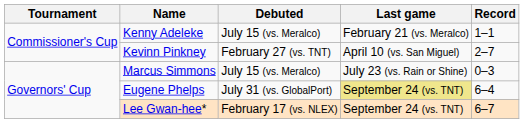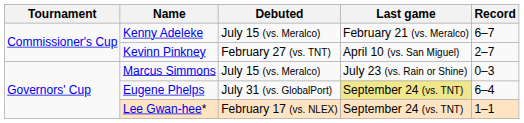(484, 33) 1–1 -> (484, 33) 6–7
(484, 109) 6–7 -> (484, 109) 1–1
